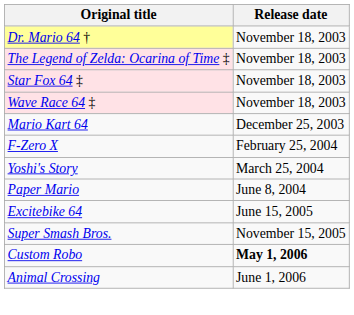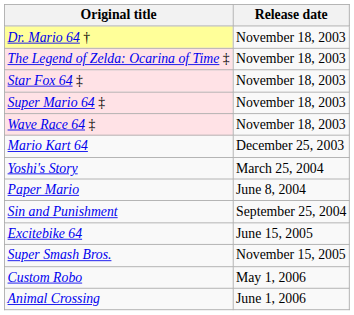+ row: (56, 102)
- row: (33, 146)
+ row: (63, 211)
(272, 255) bold -> (271, 277) normal
